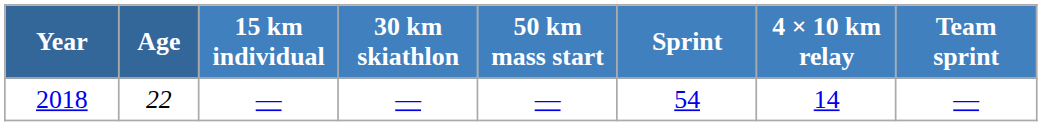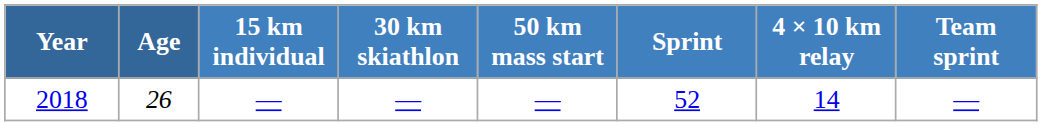(159, 99) 22 -> (159, 99) 26
(687, 99) 54 -> (687, 99) 52
